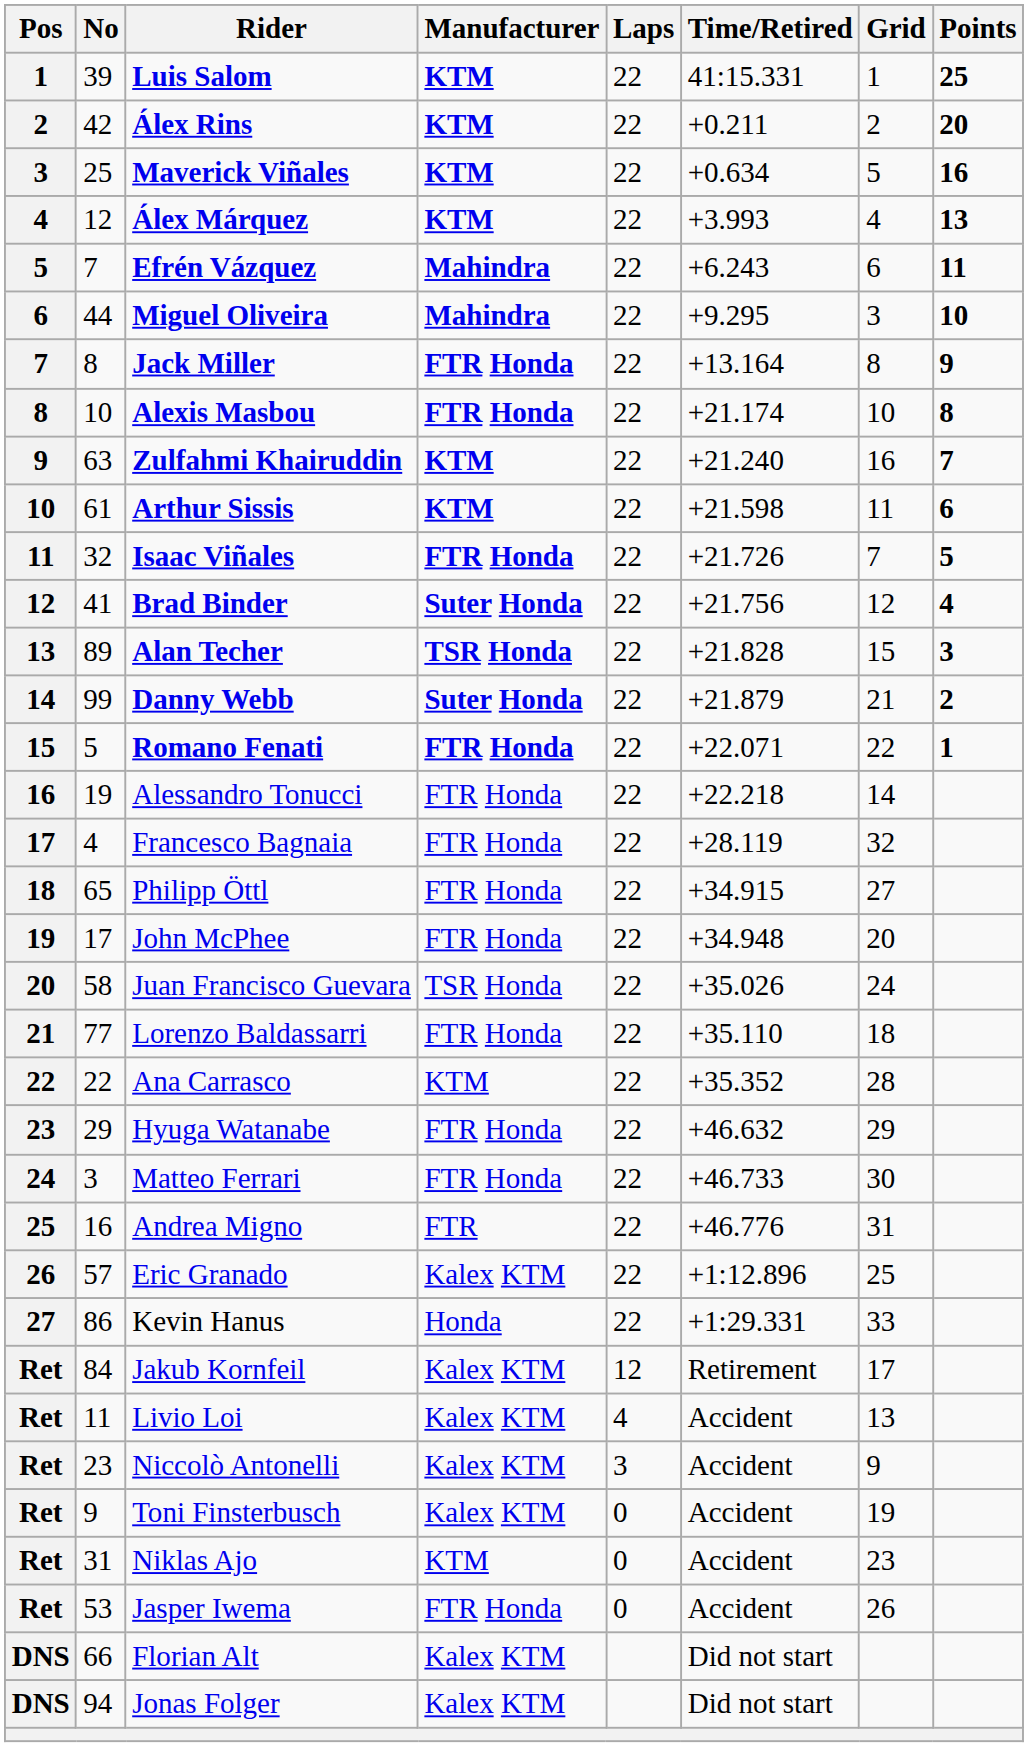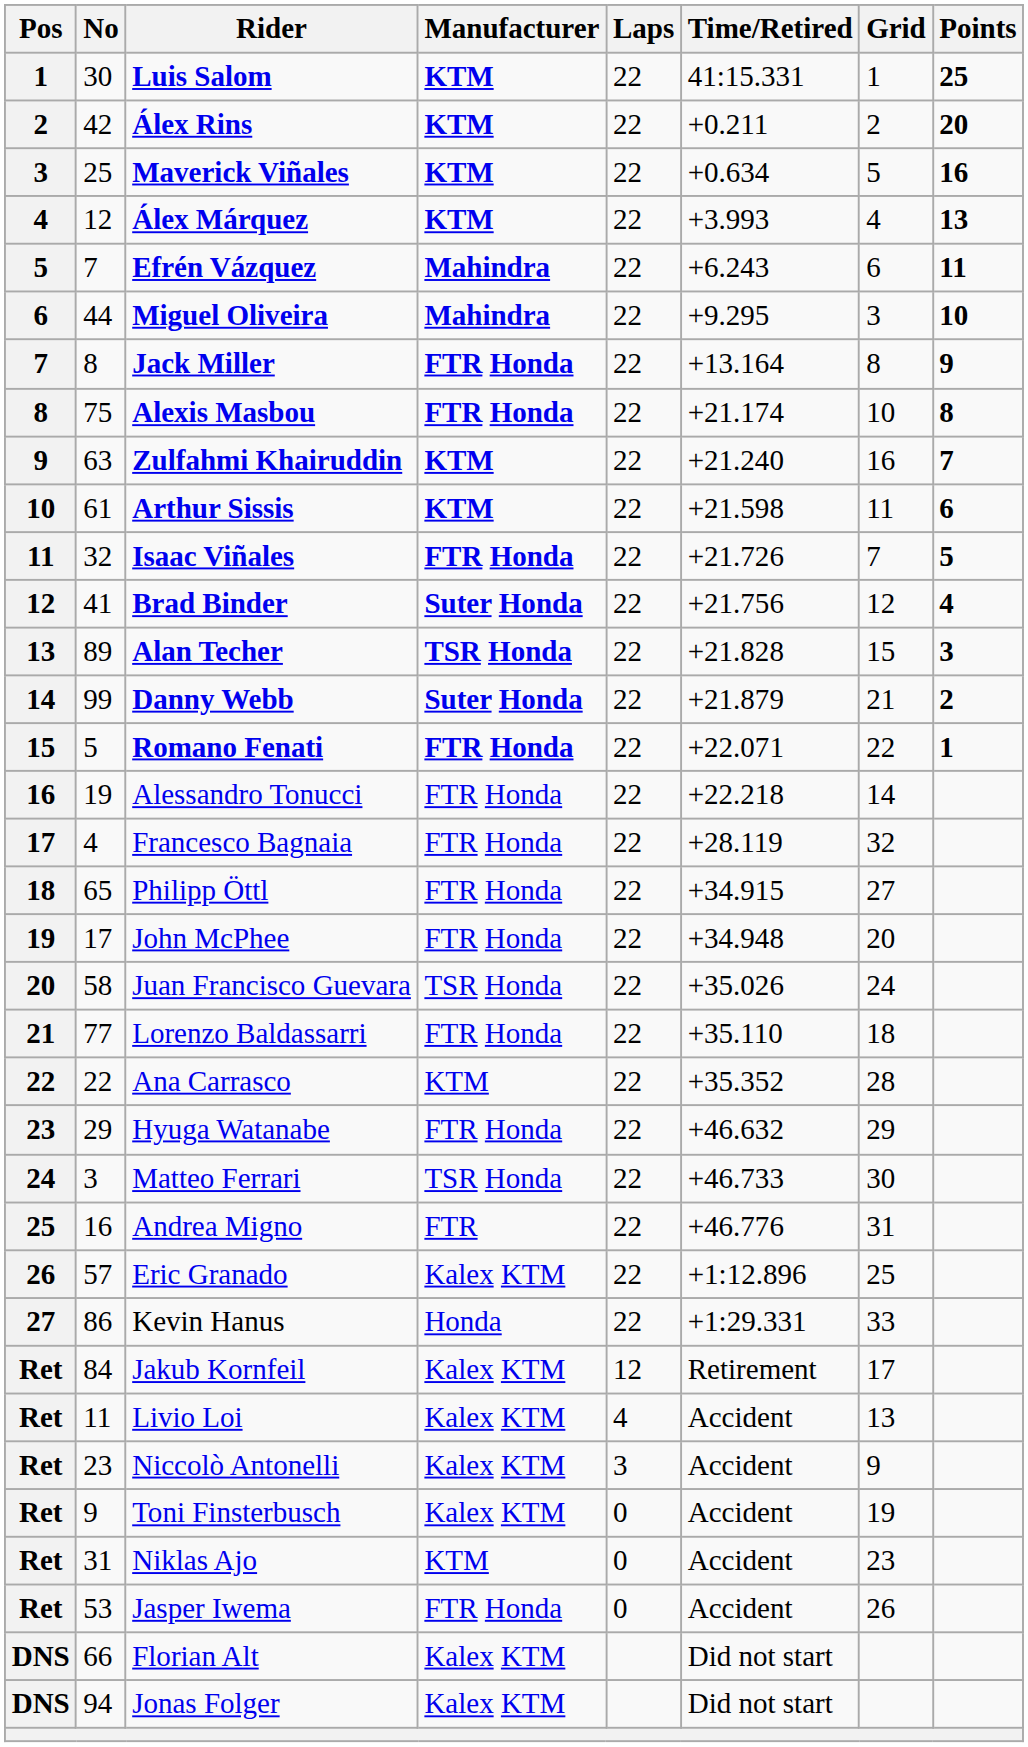(98, 76) 39 -> (98, 76) 30
(98, 411) 10 -> (98, 411) 75
(493, 1177) FTR Honda -> (493, 1177) TSR Honda
